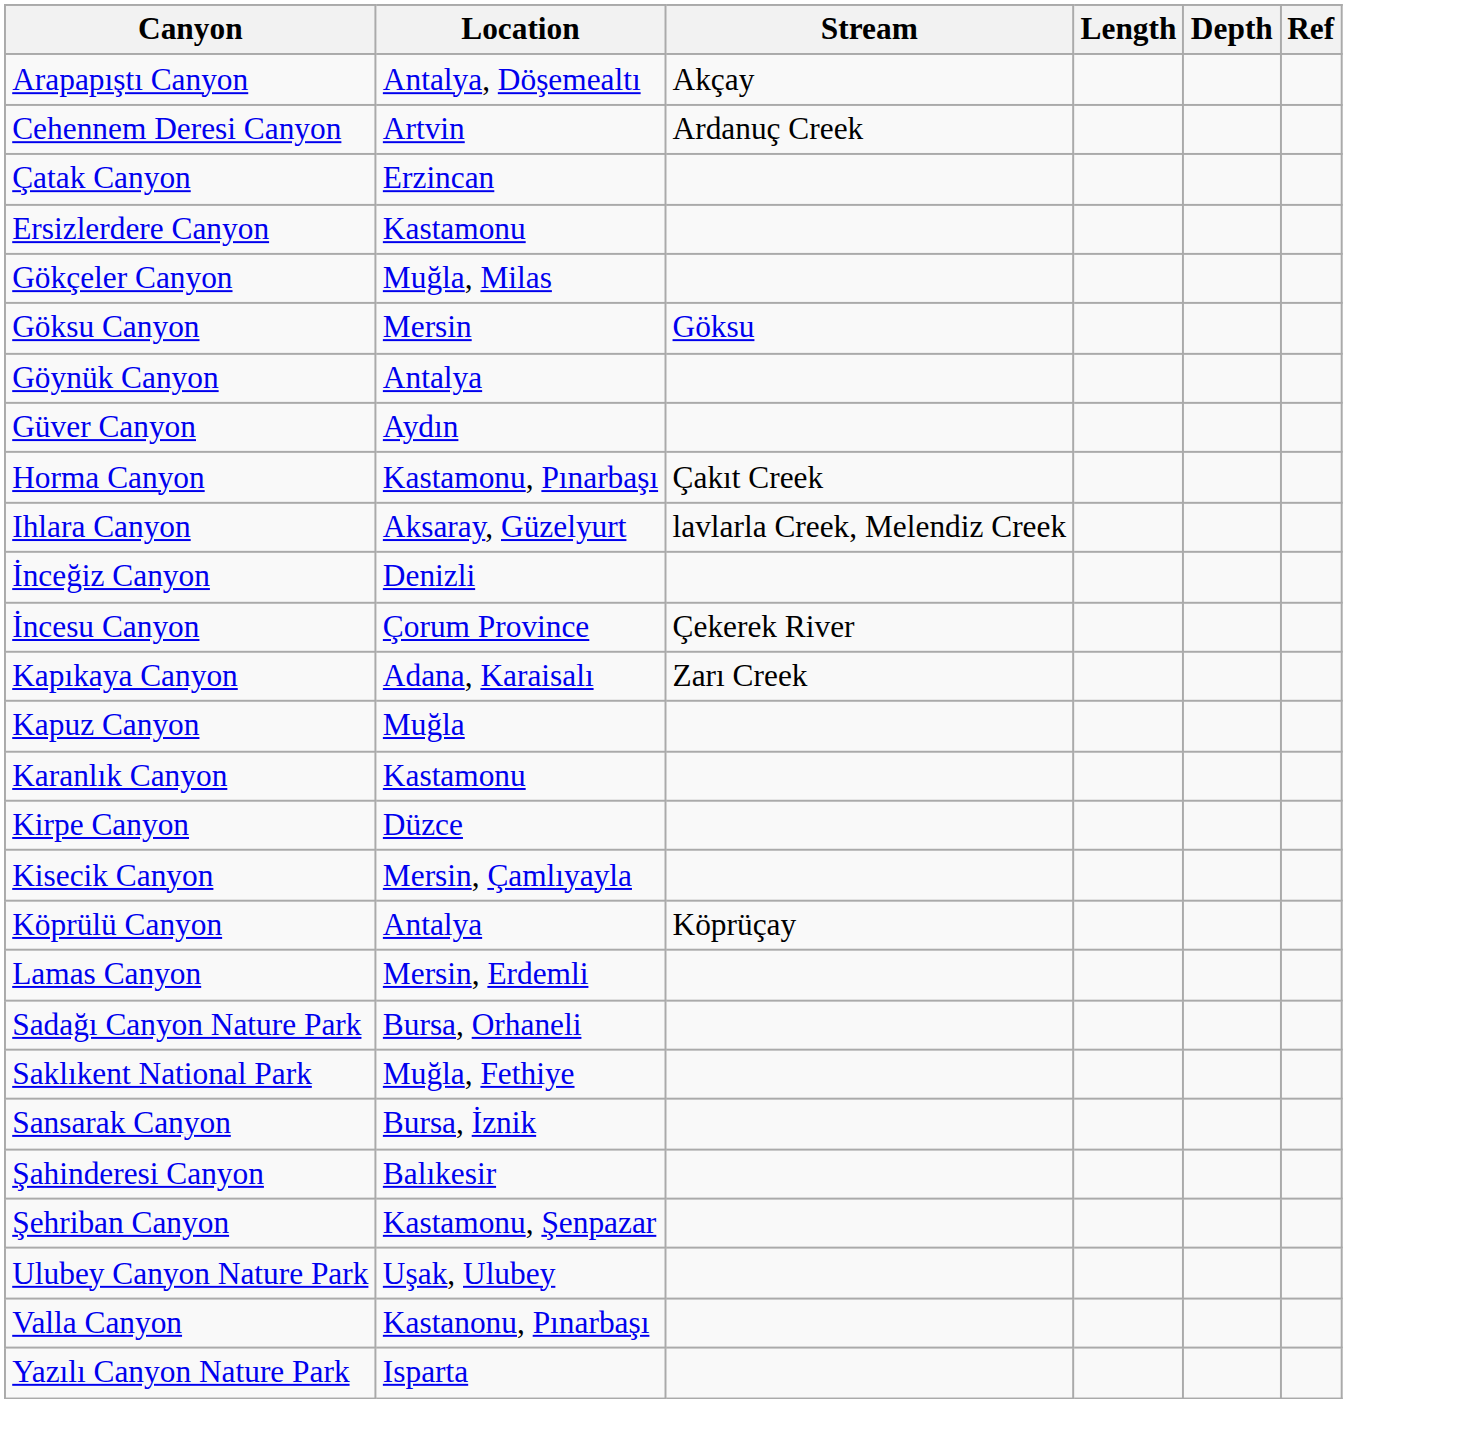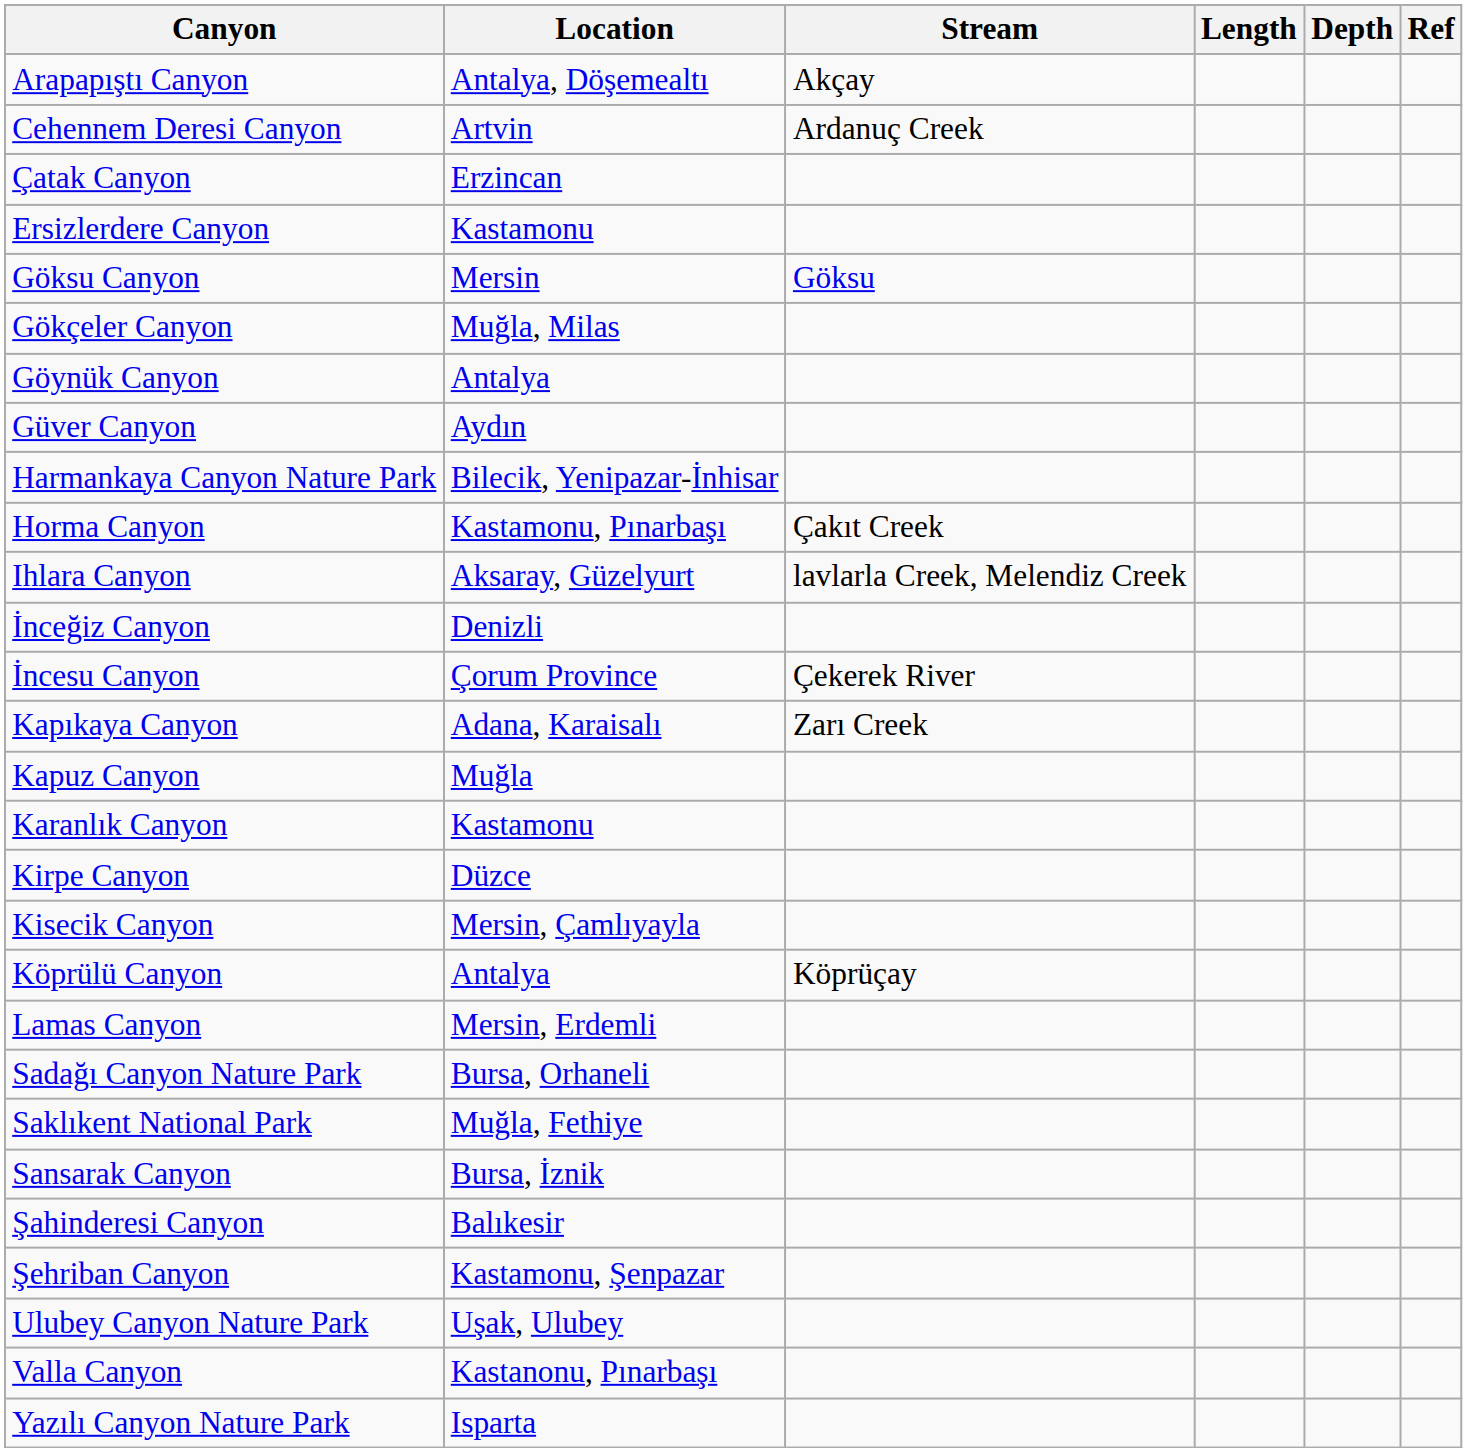rows swapped: (122, 278) <-> (106, 327)
+ row: (224, 476)
